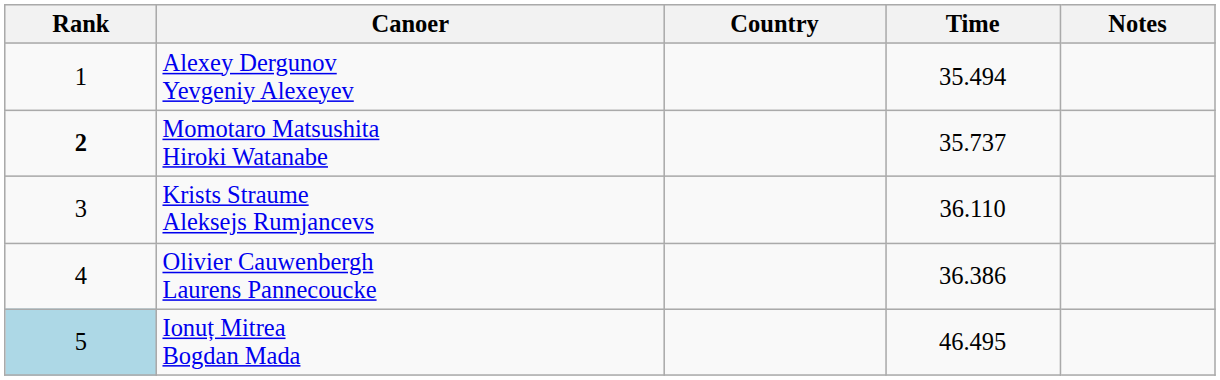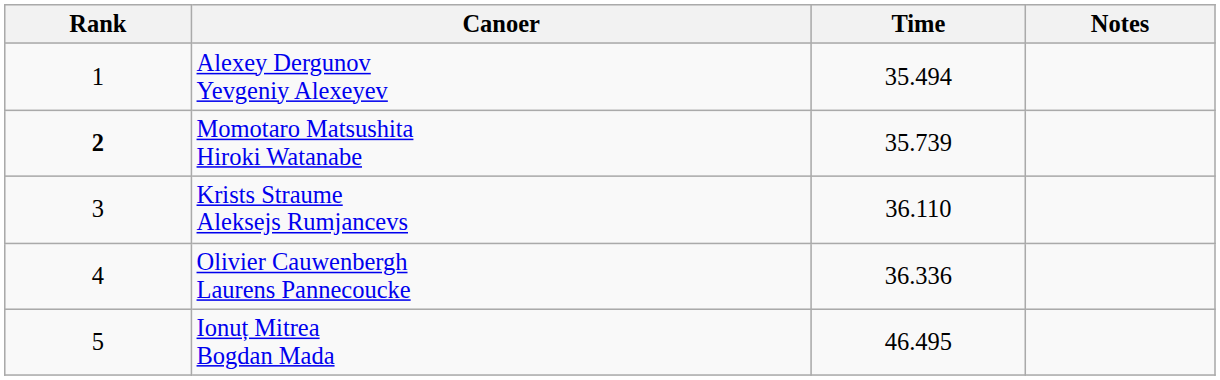- column: (775, 23)
(973, 142) 35.737 -> (918, 142) 35.739
(973, 275) 36.386 -> (918, 275) 36.336
(81, 341) lightblue background -> (98, 341) no background
